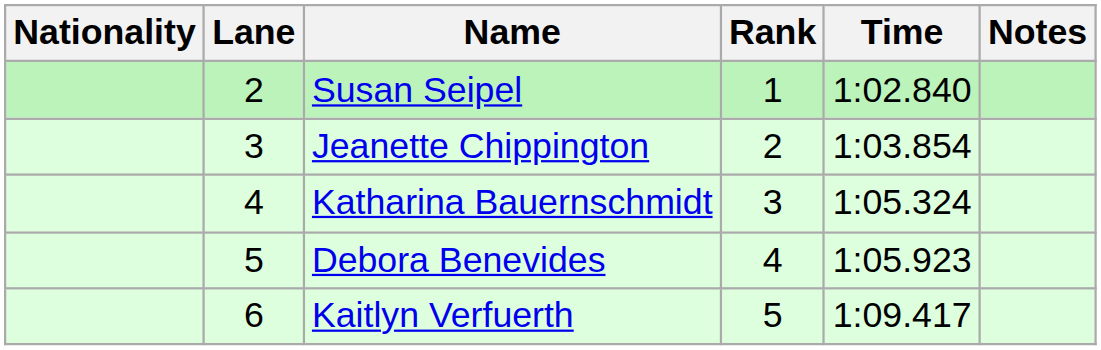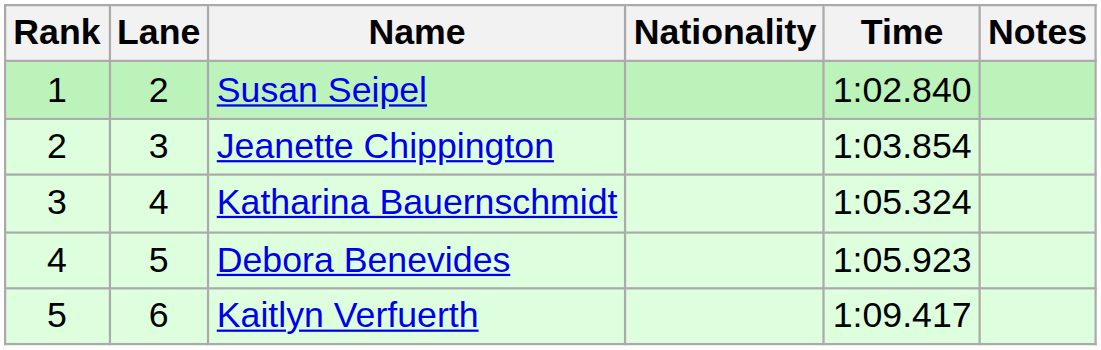columns swapped: (773, 32) <-> (105, 32)
